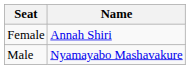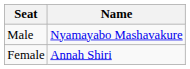rows swapped: (20, 54) <-> (26, 34)
